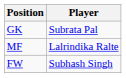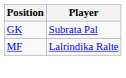- row: (15, 64)
